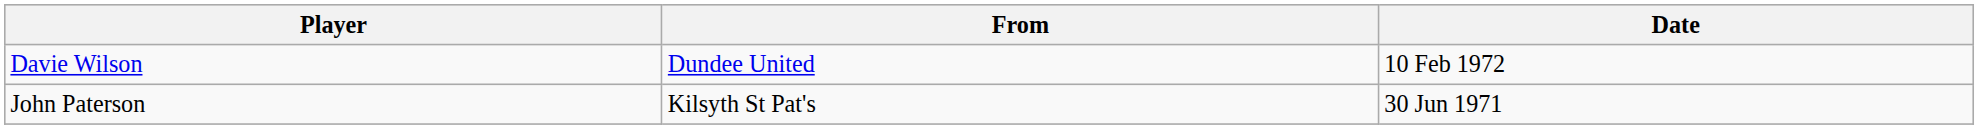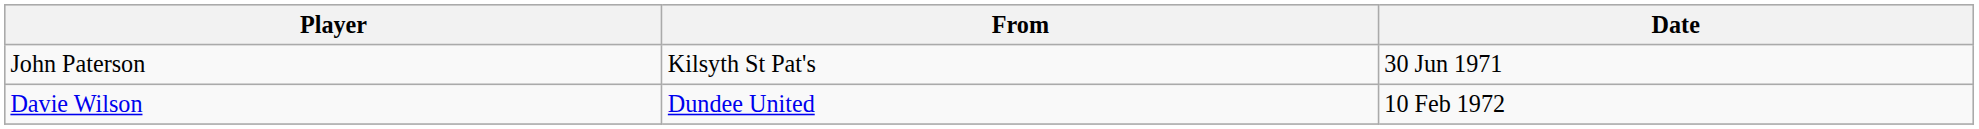rows swapped: (78, 104) <-> (76, 64)
